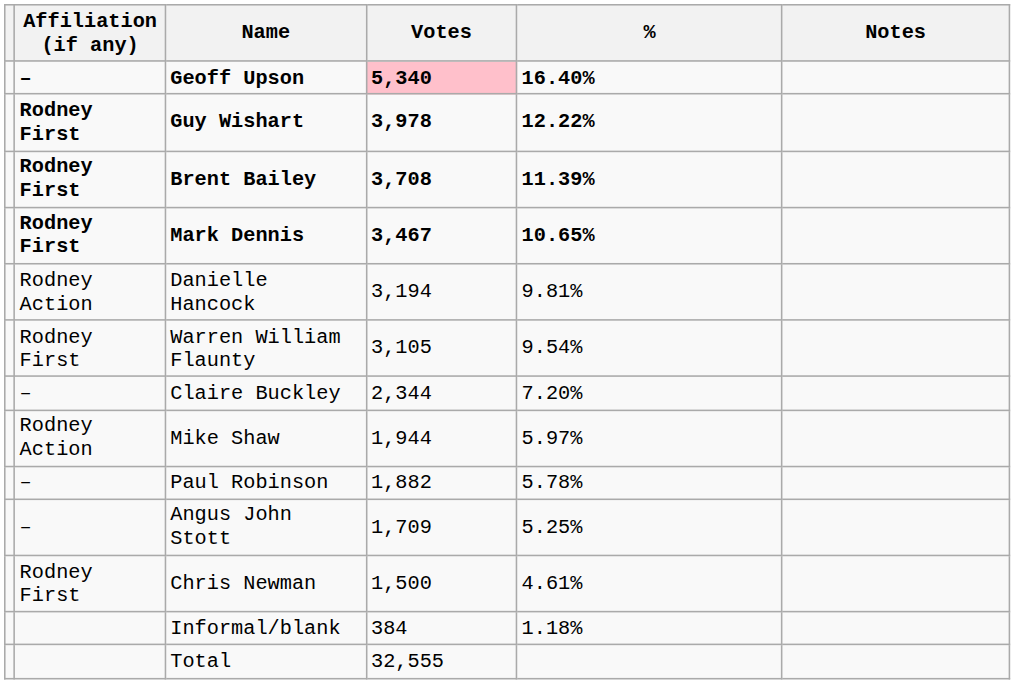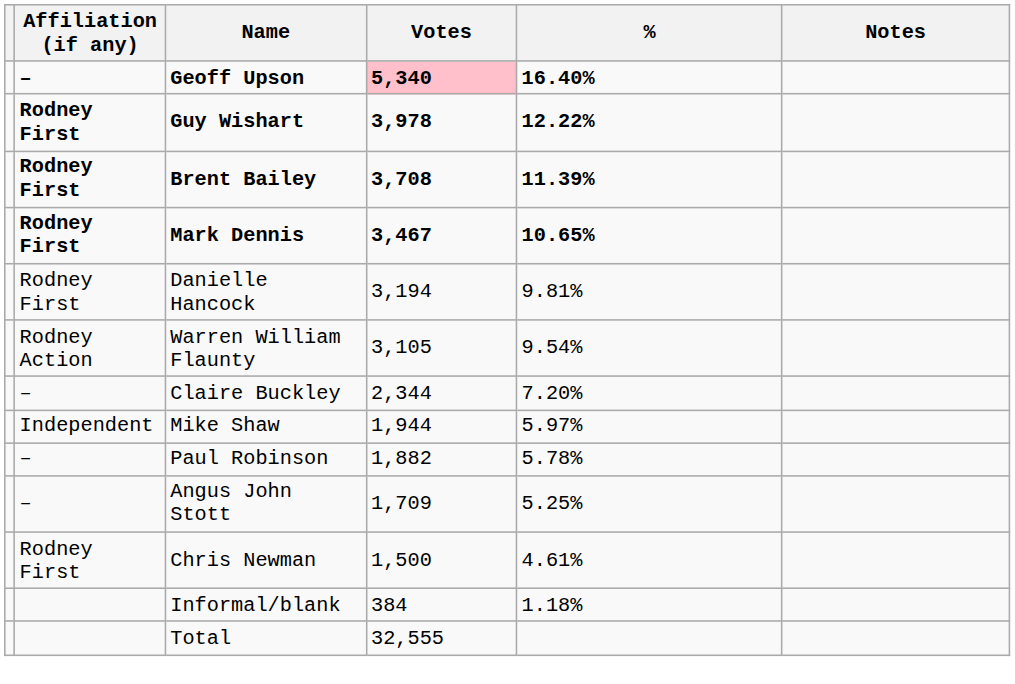(56, 292) Rodney Action -> (56, 292) Rodney First
(56, 348) Rodney First -> (56, 348) Rodney Action
(56, 438) Rodney Action -> (87, 426) Independent
